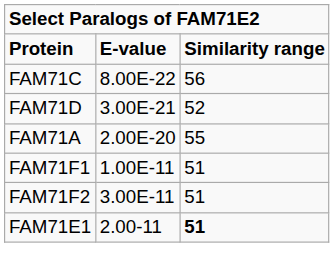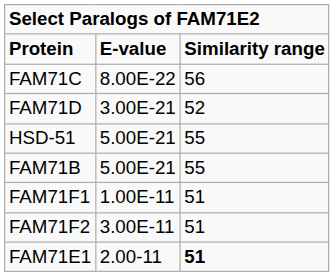+ row: (42, 138)
+ row: (45, 167)
- row: (45, 138)
